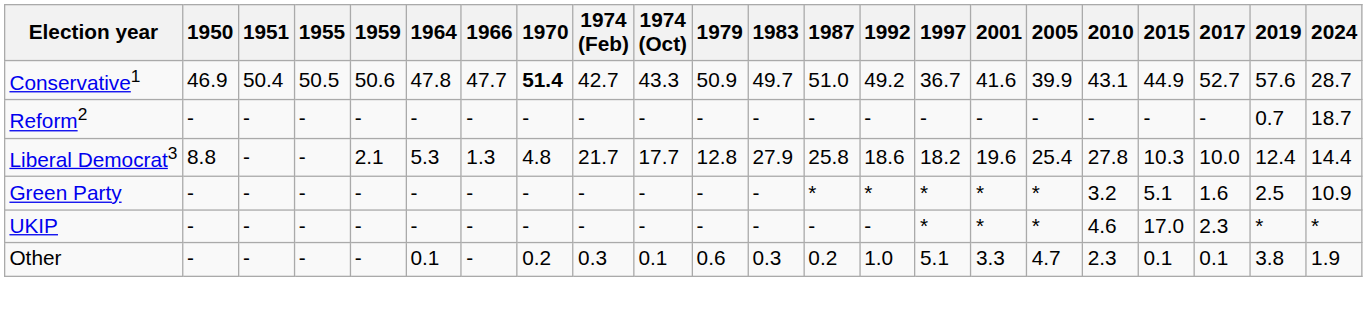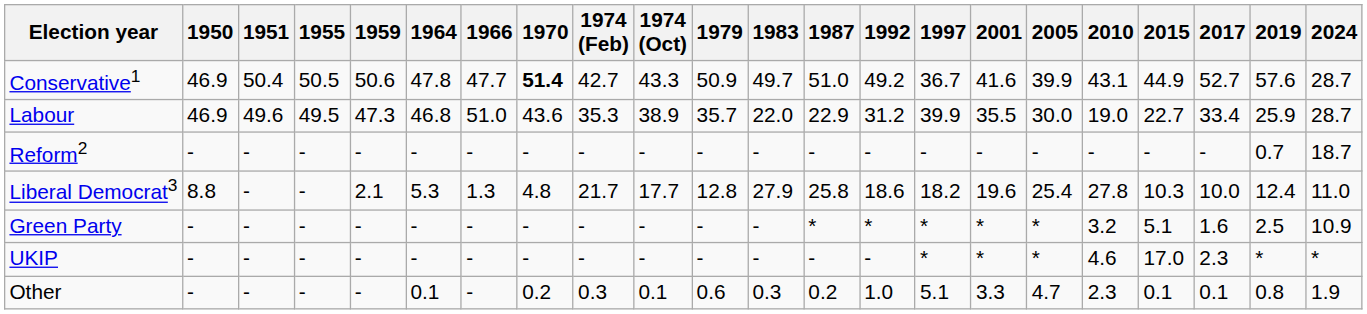+ row: (42, 115)
(1331, 157) 14.4 -> (1331, 190) 11.0
(1270, 259) 3.8 -> (1270, 292) 0.8
